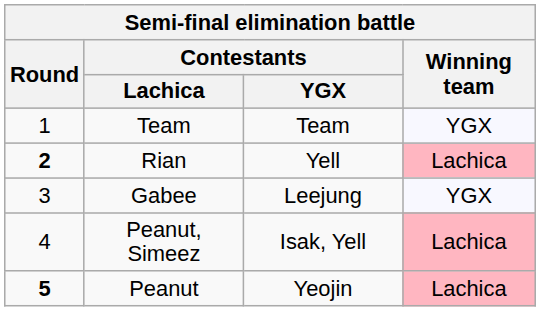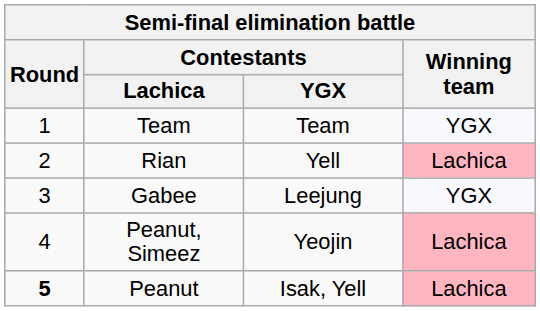(45, 161) bold -> (45, 161) normal
(323, 242) Isak, Yell -> (323, 242) Yeojin
(323, 289) Yeojin -> (323, 289) Isak, Yell
